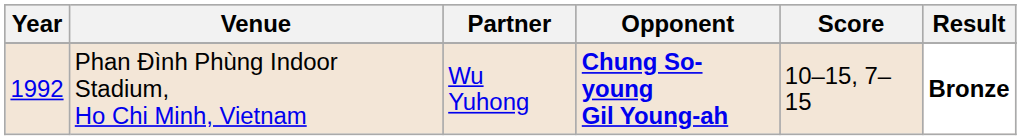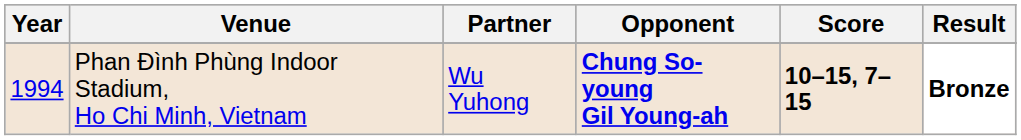(37, 88) 1992 -> (37, 88) 1994
(838, 88) normal -> (838, 88) bold
